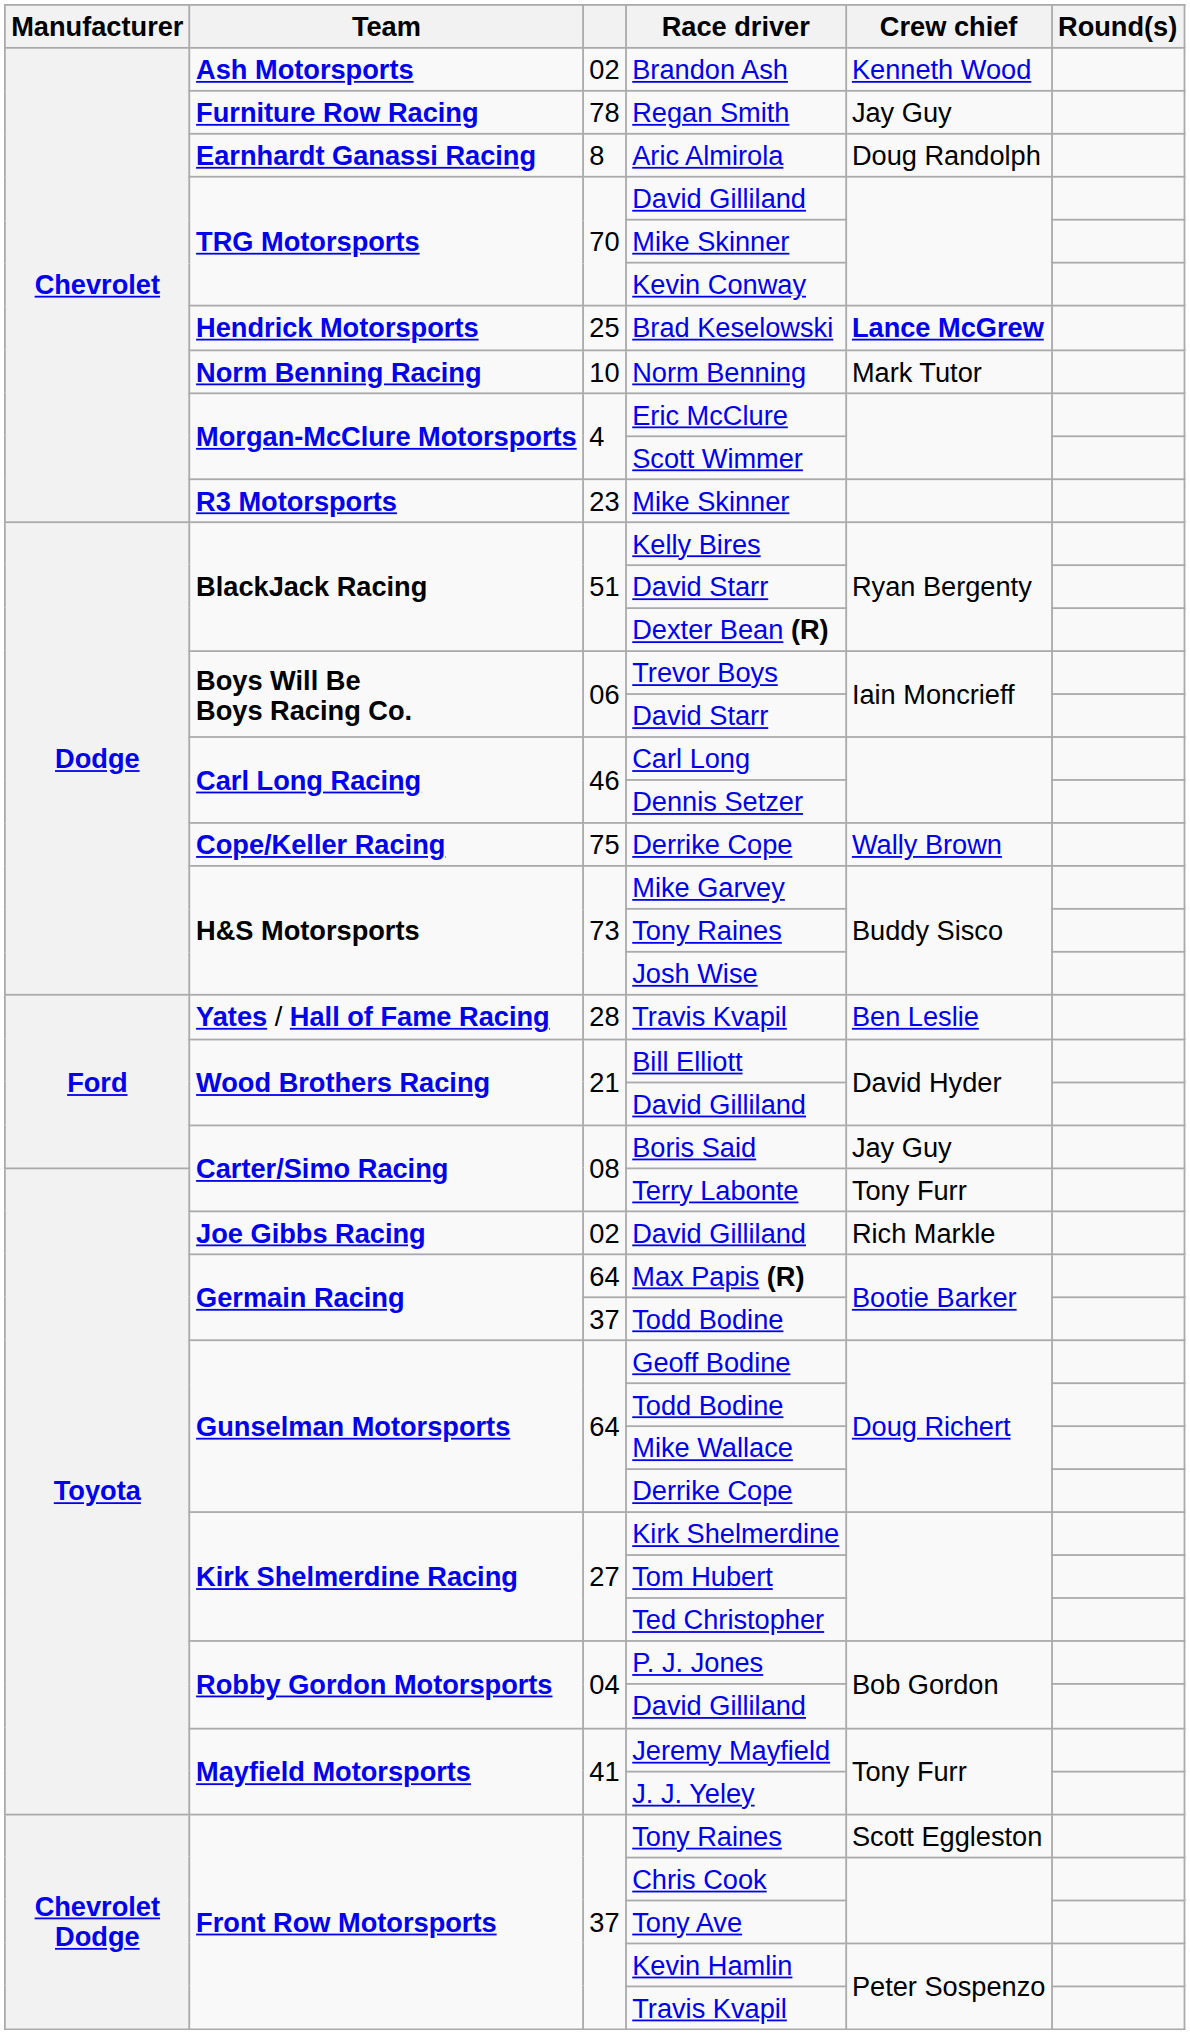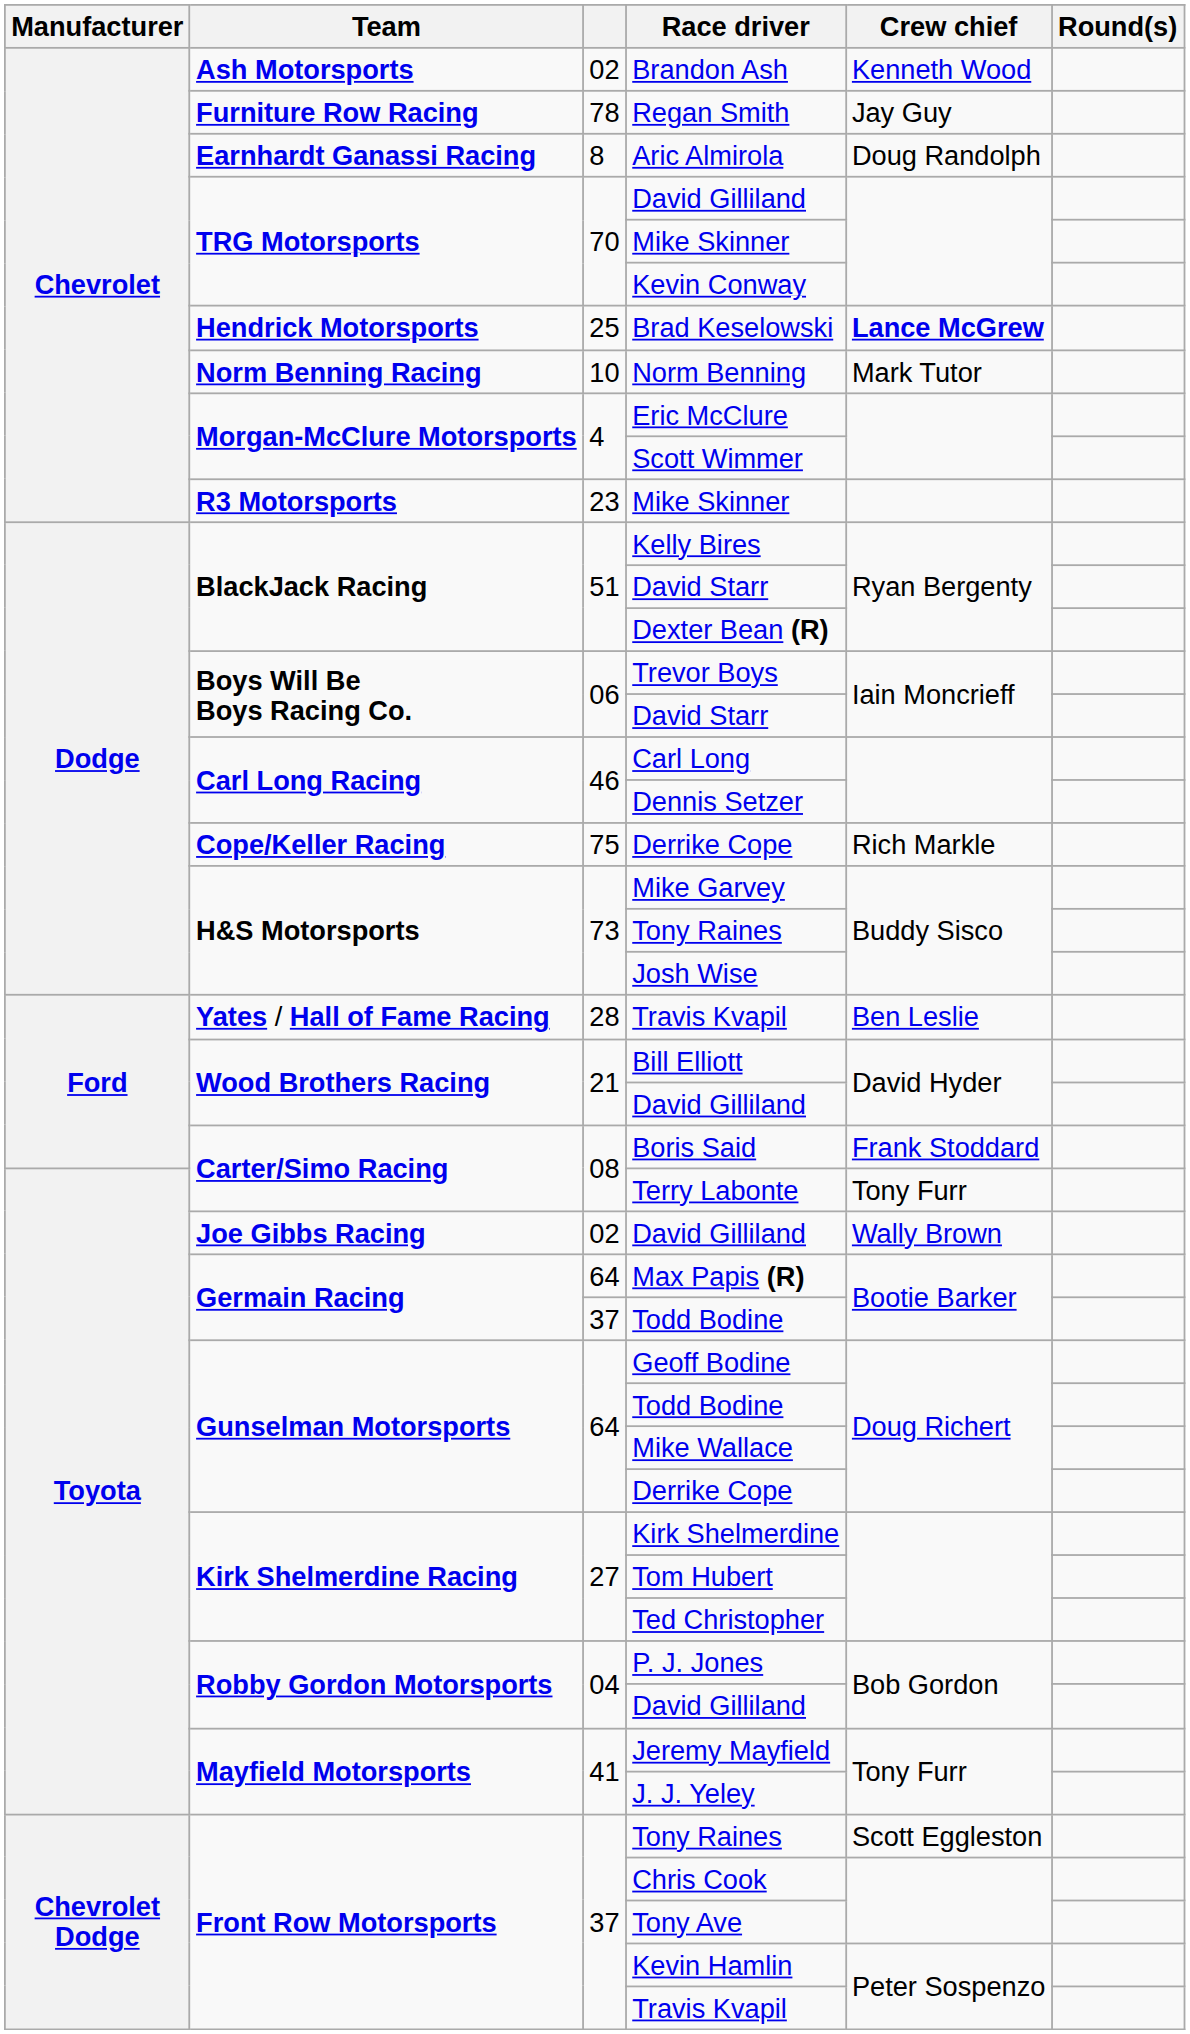(927, 845) Wally Brown -> (924, 845) Rich Markle
(902, 1146) Jay Guy -> (946, 1146) Frank Stoddard
(924, 1233) Rich Markle -> (927, 1233) Wally Brown
